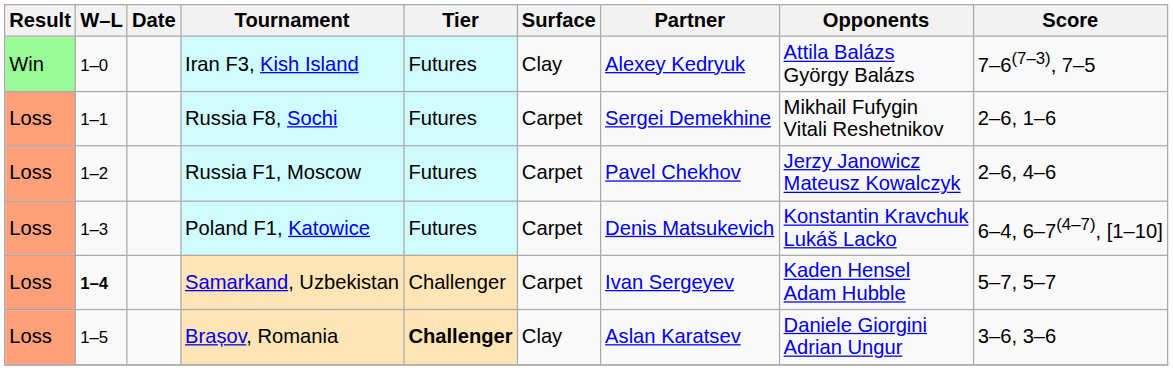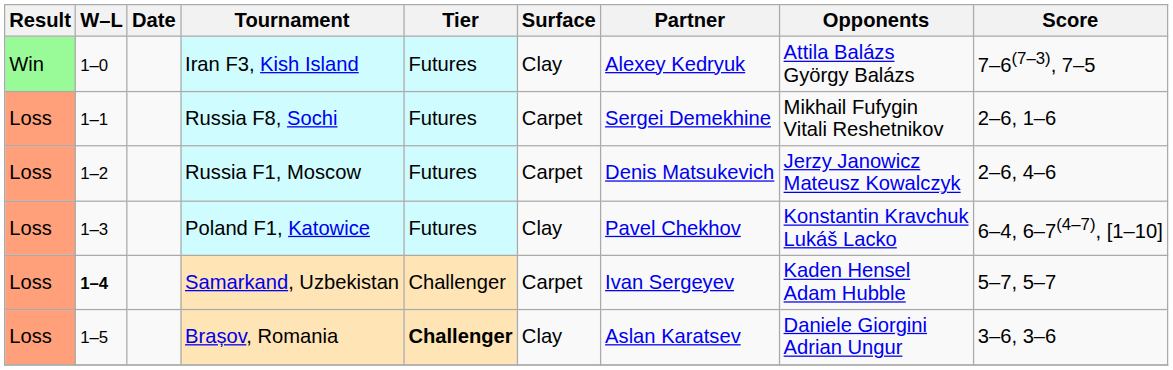(673, 173) Pavel Chekhov -> (690, 173) Denis Matsukevich
(552, 227) Carpet -> (542, 227) Clay
(690, 227) Denis Matsukevich -> (673, 227) Pavel Chekhov
